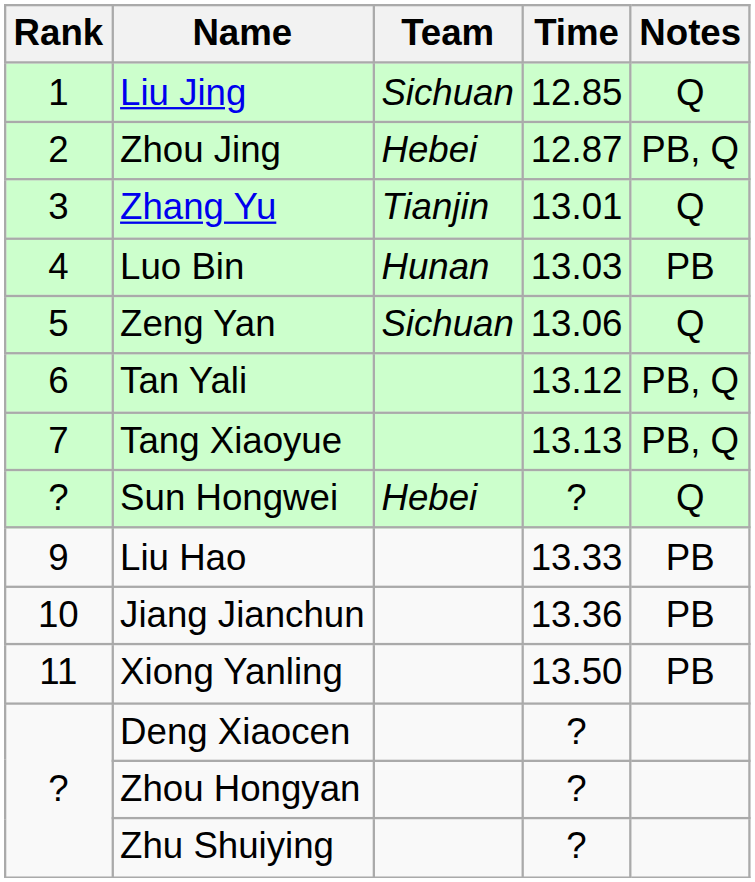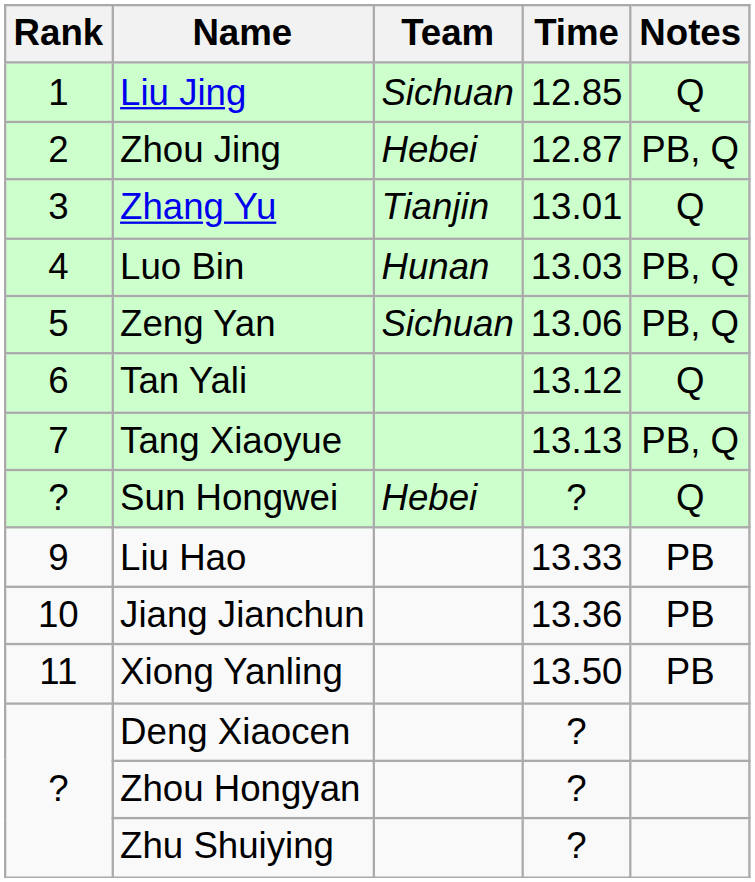(690, 265) PB -> (690, 265) PB, Q
(690, 324) Q -> (690, 324) PB, Q
(690, 382) PB, Q -> (690, 382) Q
